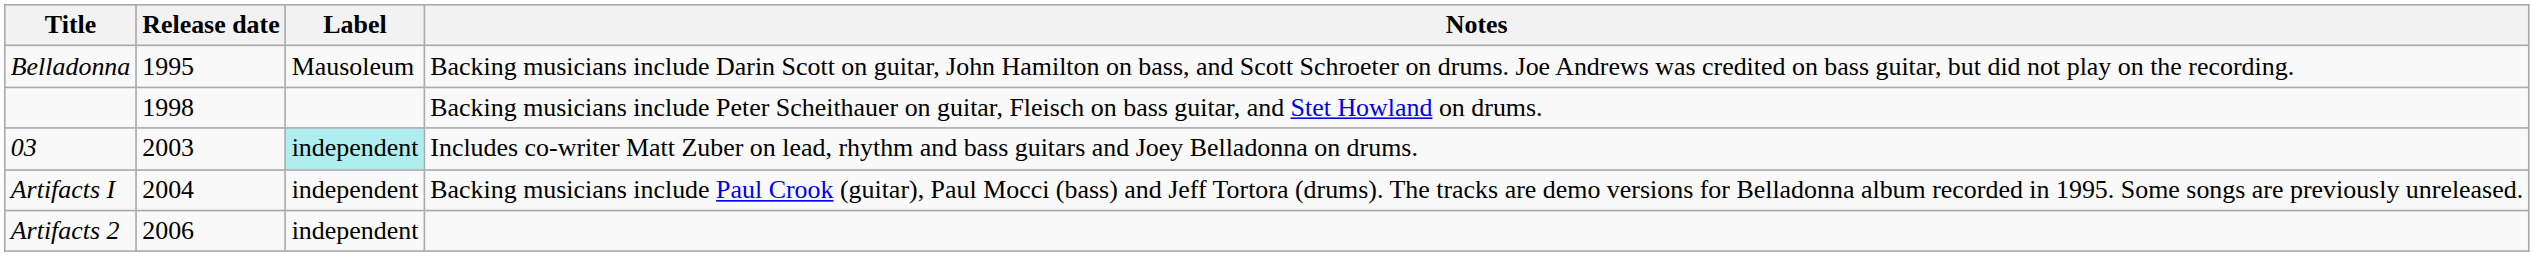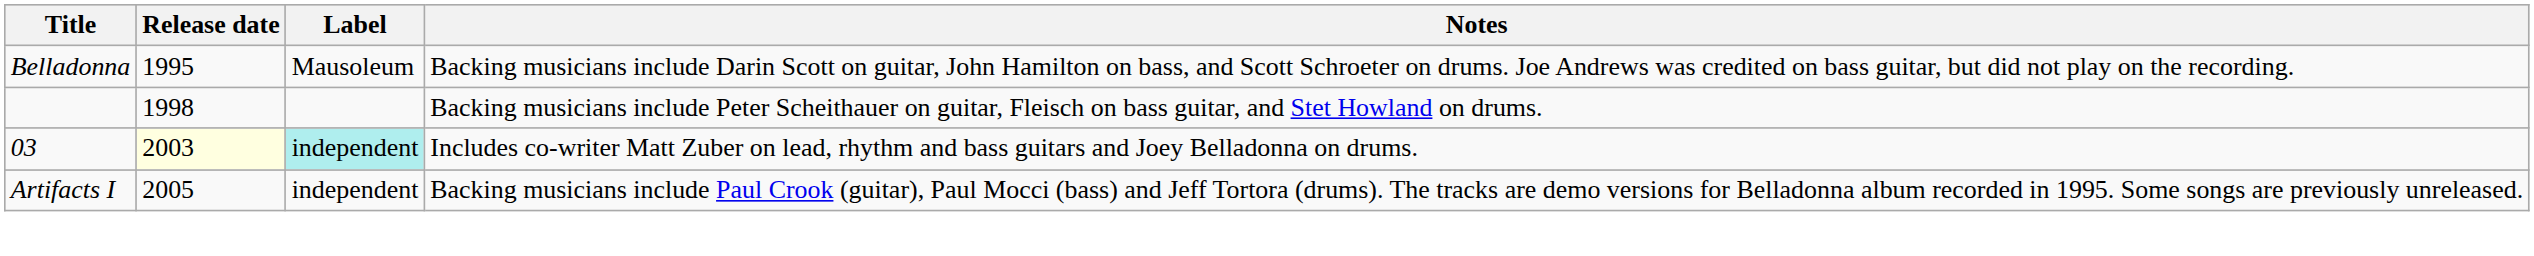(168, 148) no background -> (168, 148) lightyellow background
(168, 189) 2004 -> (168, 189) 2005
- row: (65, 230)
